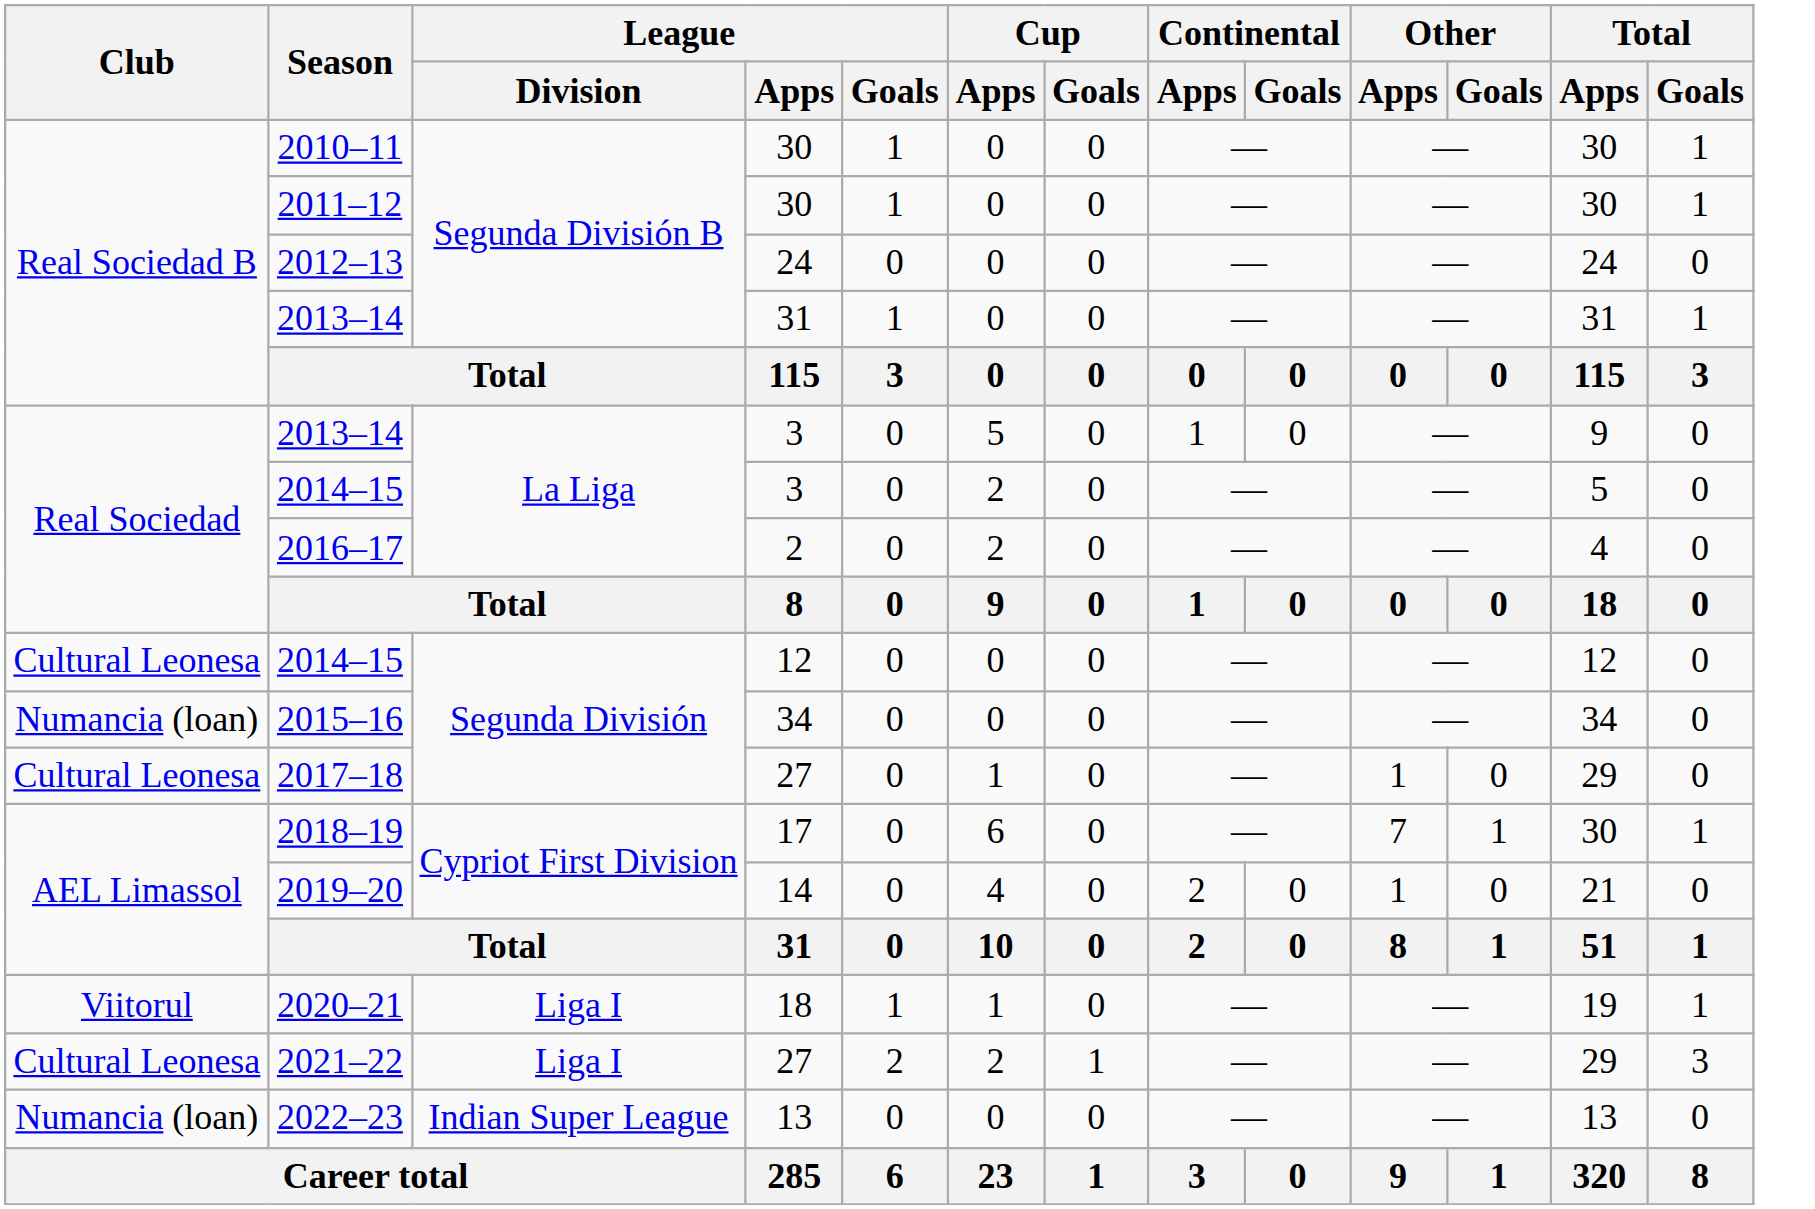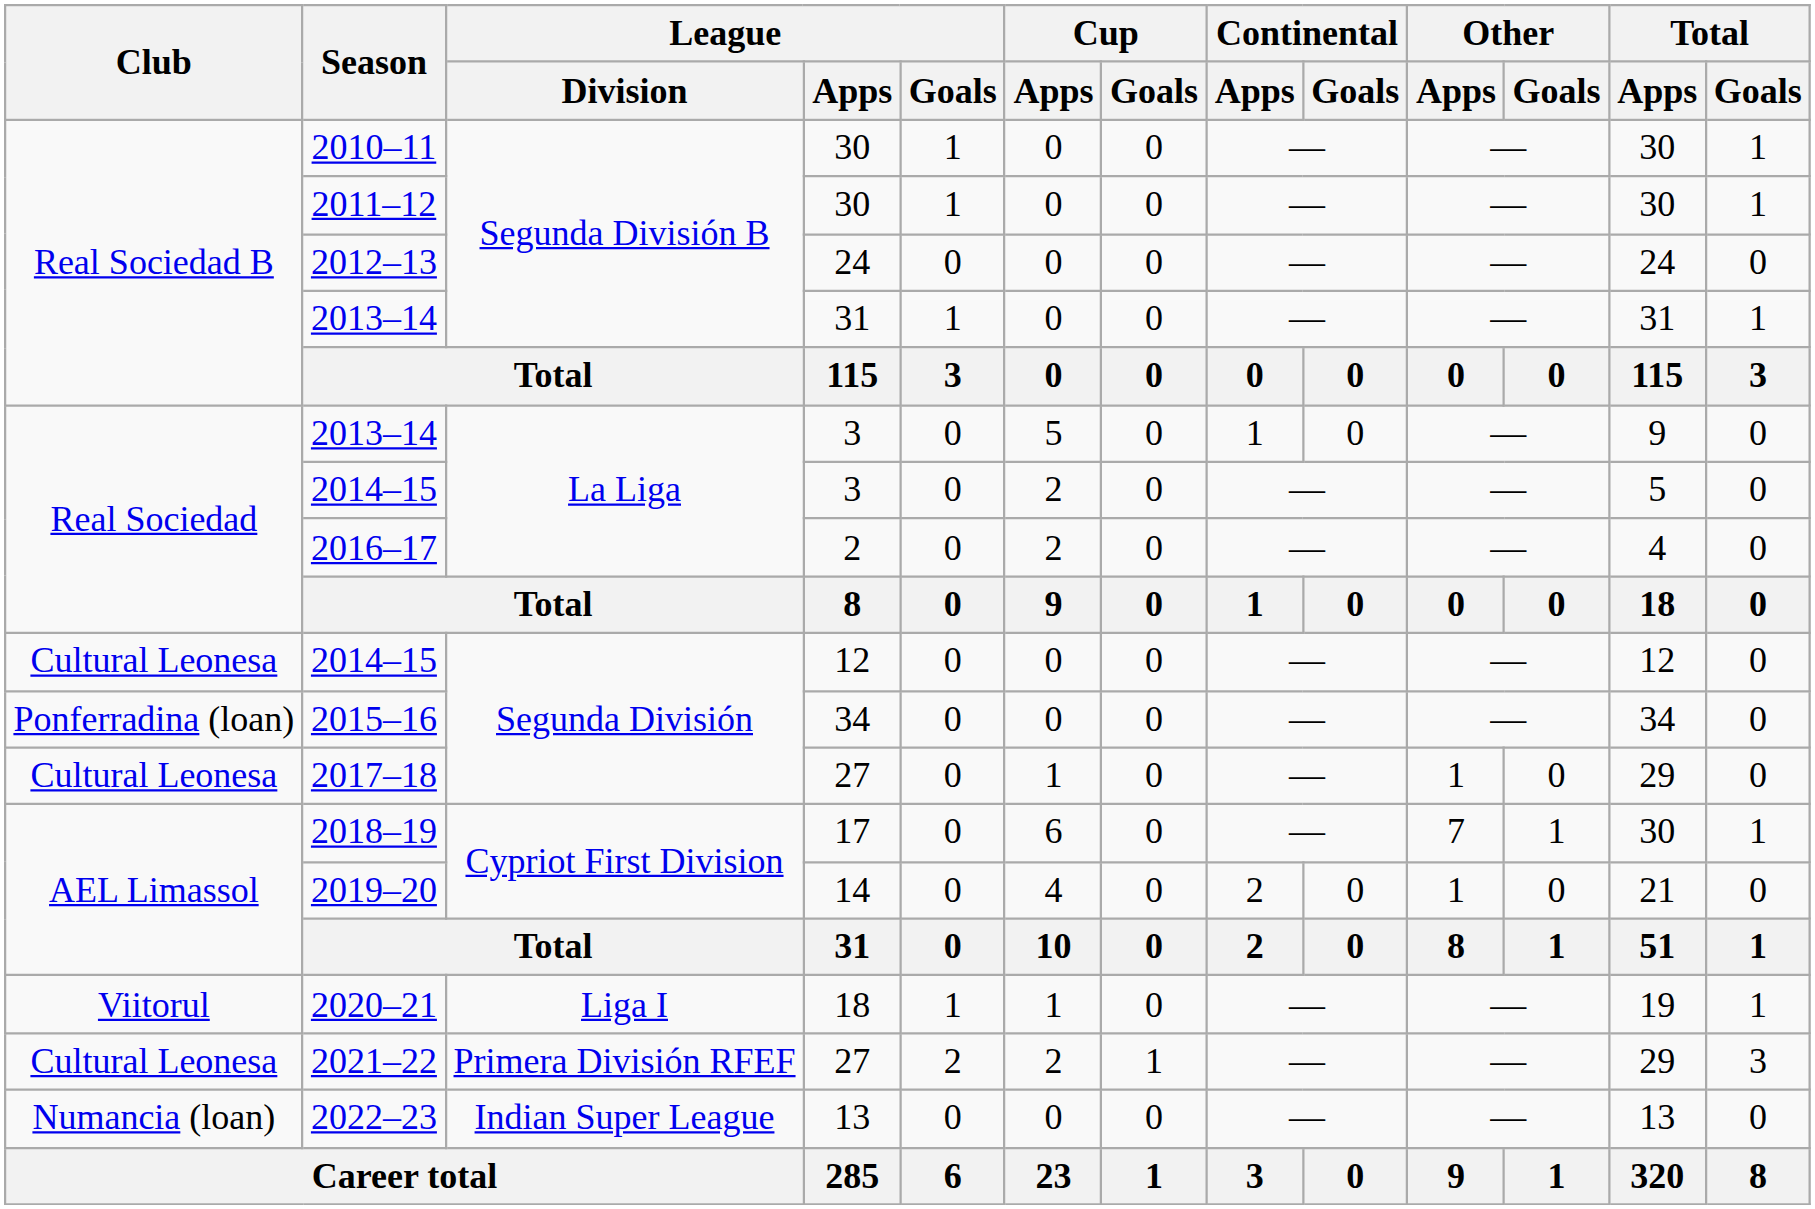(137, 718) Numancia (loan) -> (154, 718) Ponferradina (loan)
(579, 1060) Liga I -> (625, 1060) Primera División RFEF
